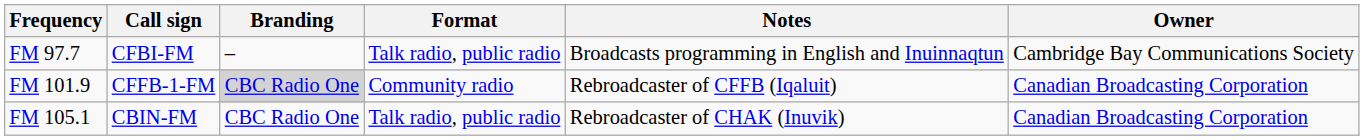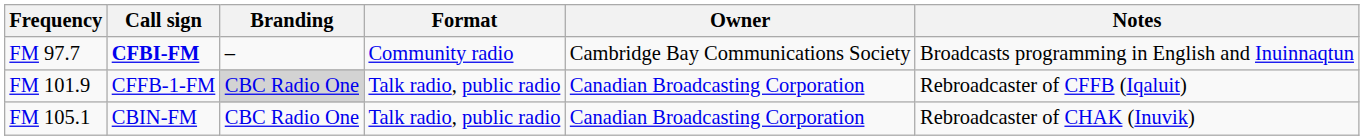columns swapped: (1184, 20) <-> (787, 20)
(153, 53) normal -> (156, 53) bold
(464, 53) Talk radio, public radio -> (441, 53) Community radio
(441, 85) Community radio -> (464, 85) Talk radio, public radio
